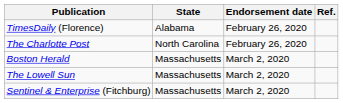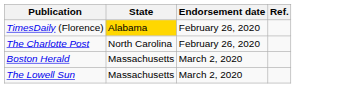(175, 28) no background -> (128, 28) gold background
- row: (79, 91)
